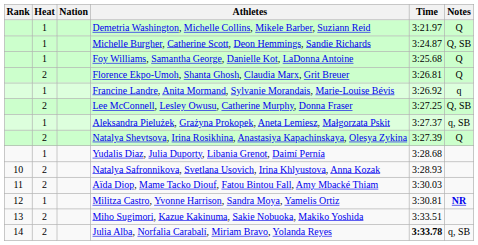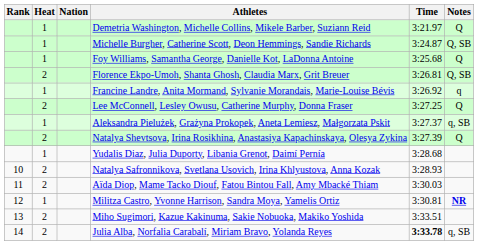(459, 75) Q -> (459, 75) Q, SB
(459, 106) Q, SB -> (459, 106) Q
